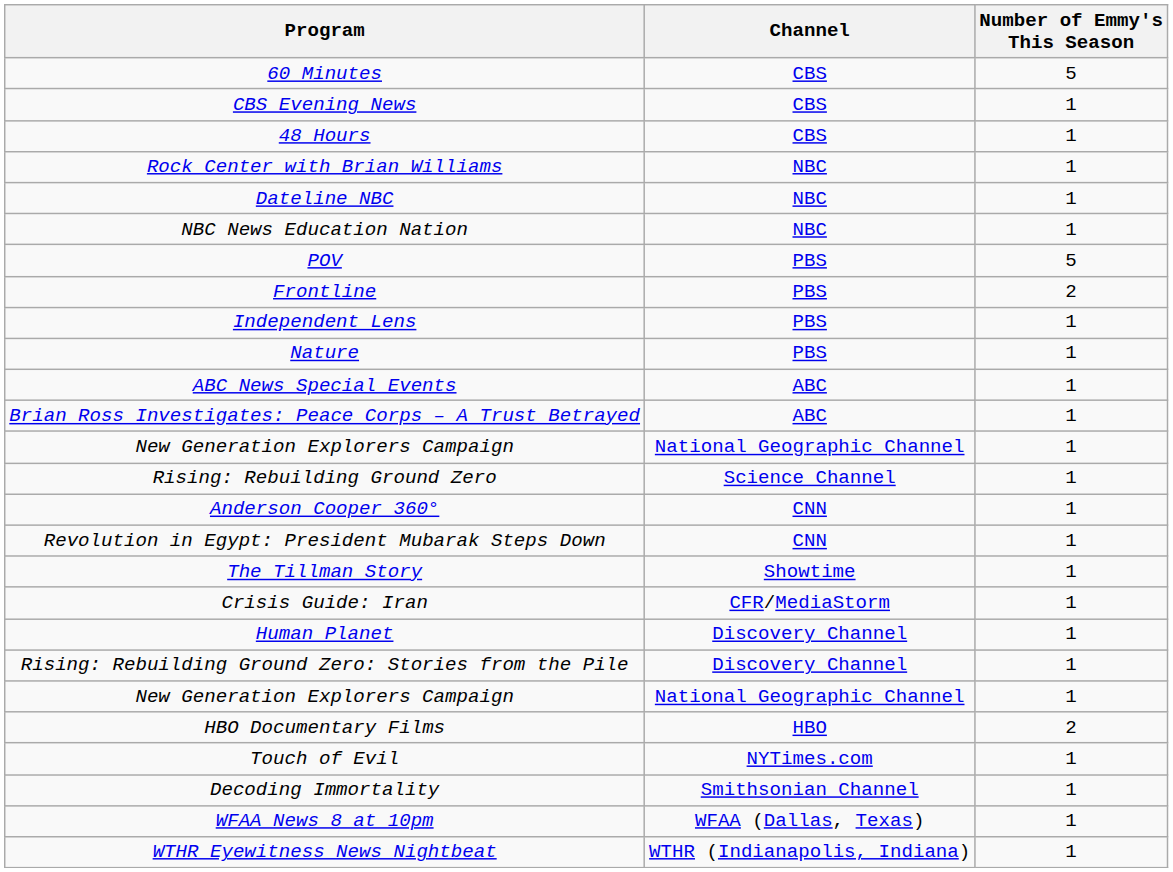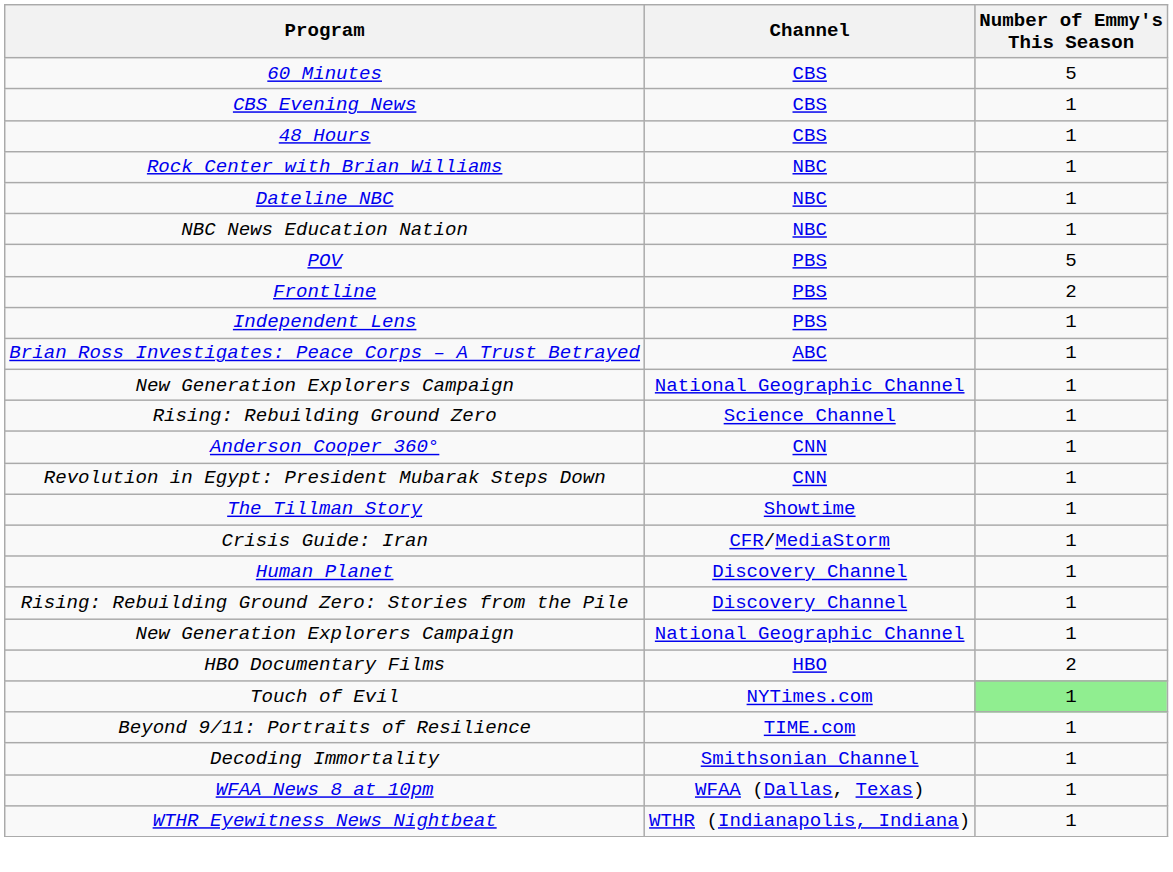- row: (325, 354)
- row: (325, 385)
(1071, 759) no background -> (1071, 696) lightgreen background
+ row: (325, 728)
